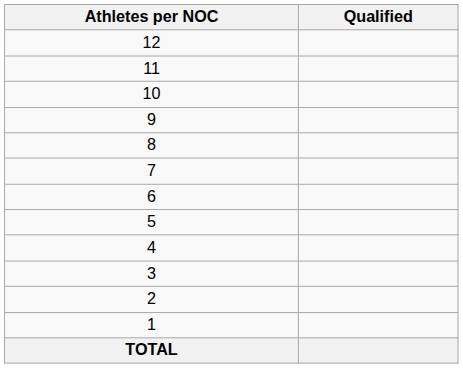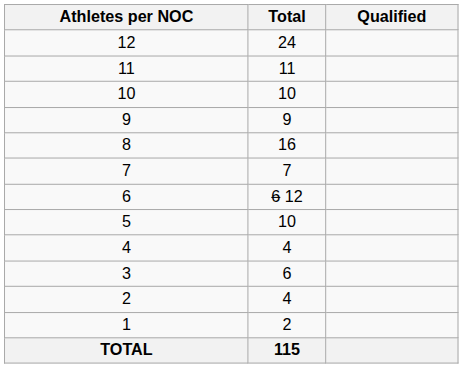+ column: (287, 17)
